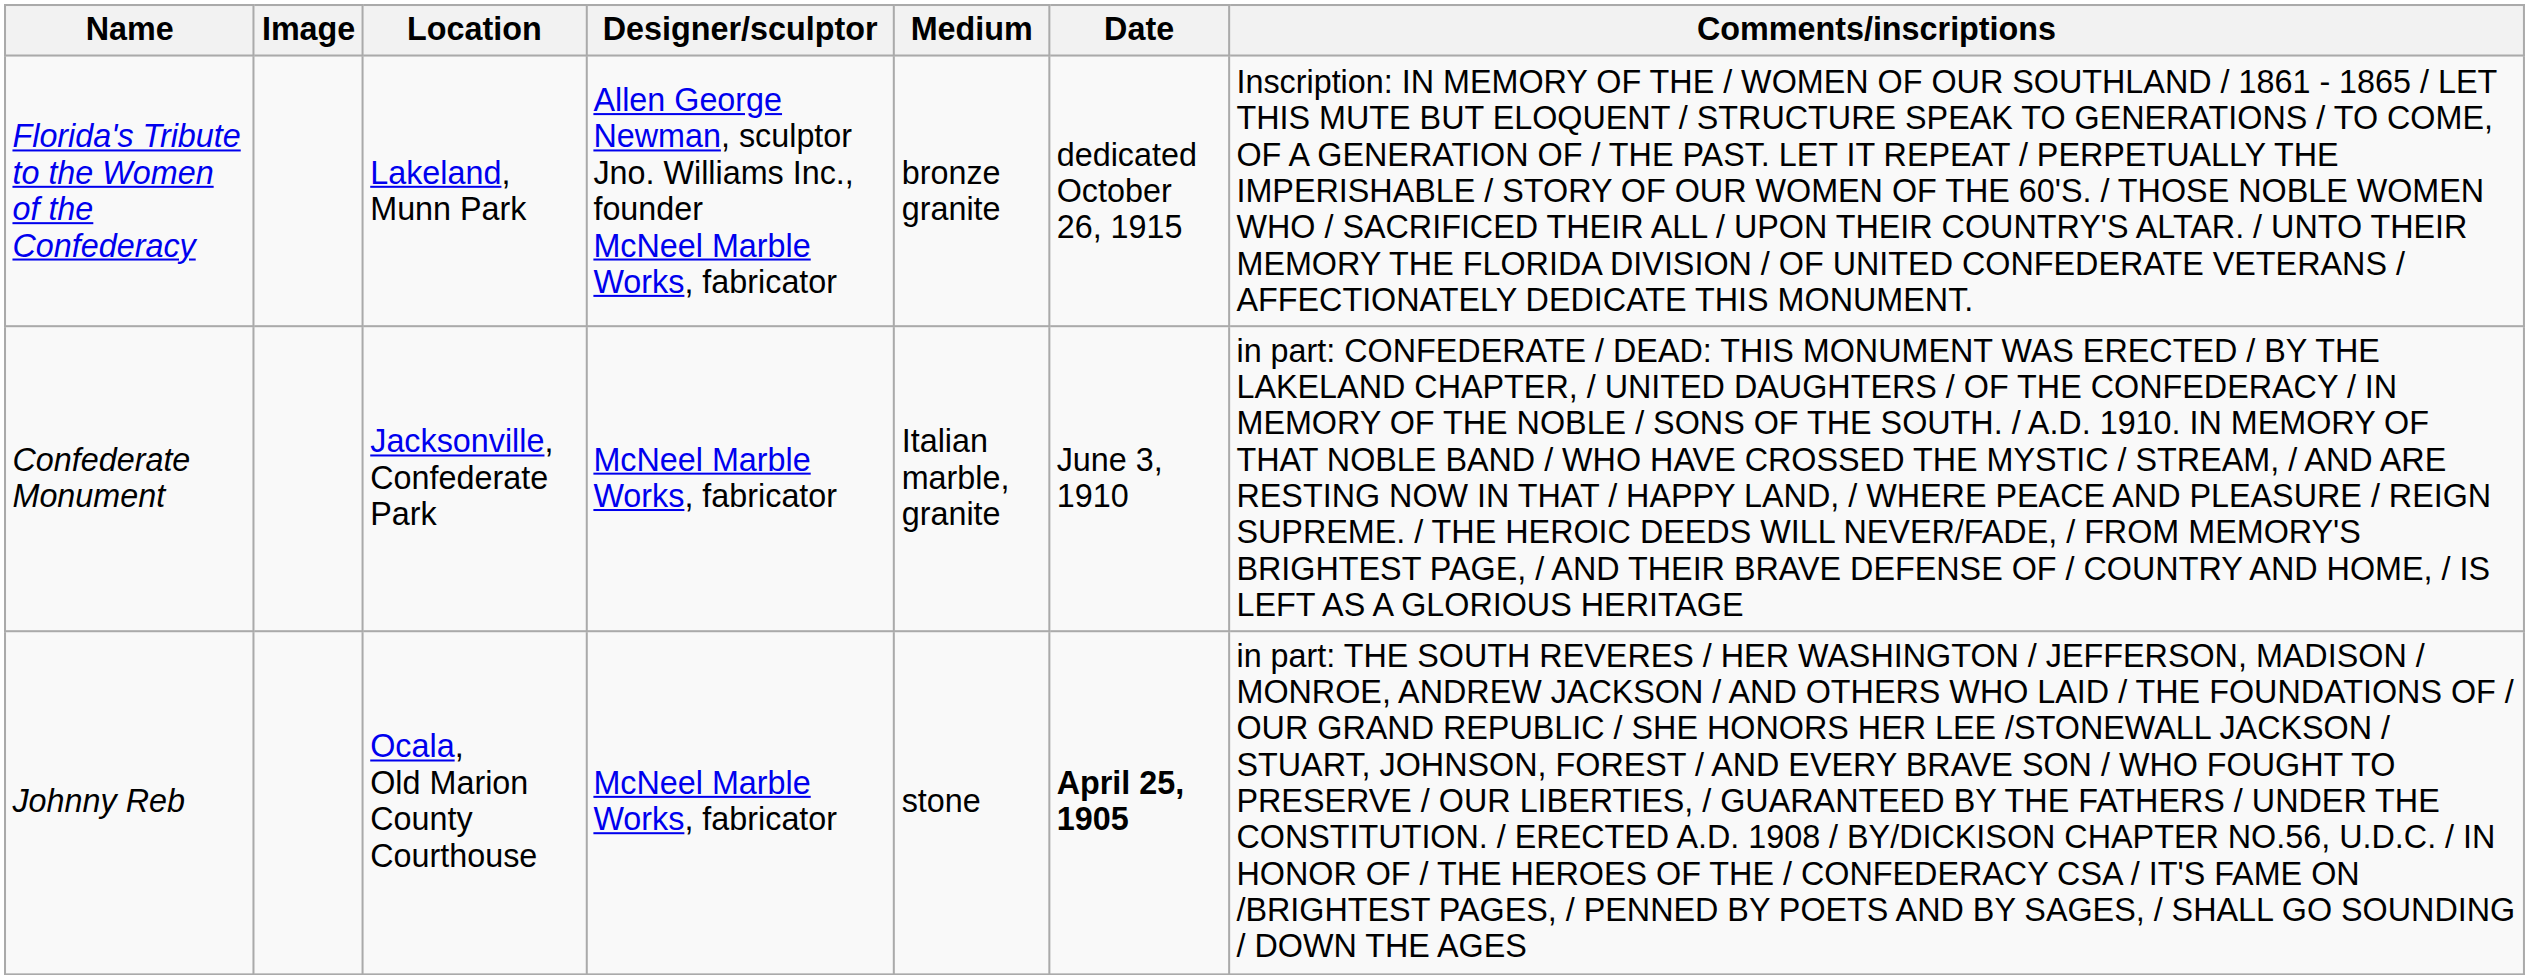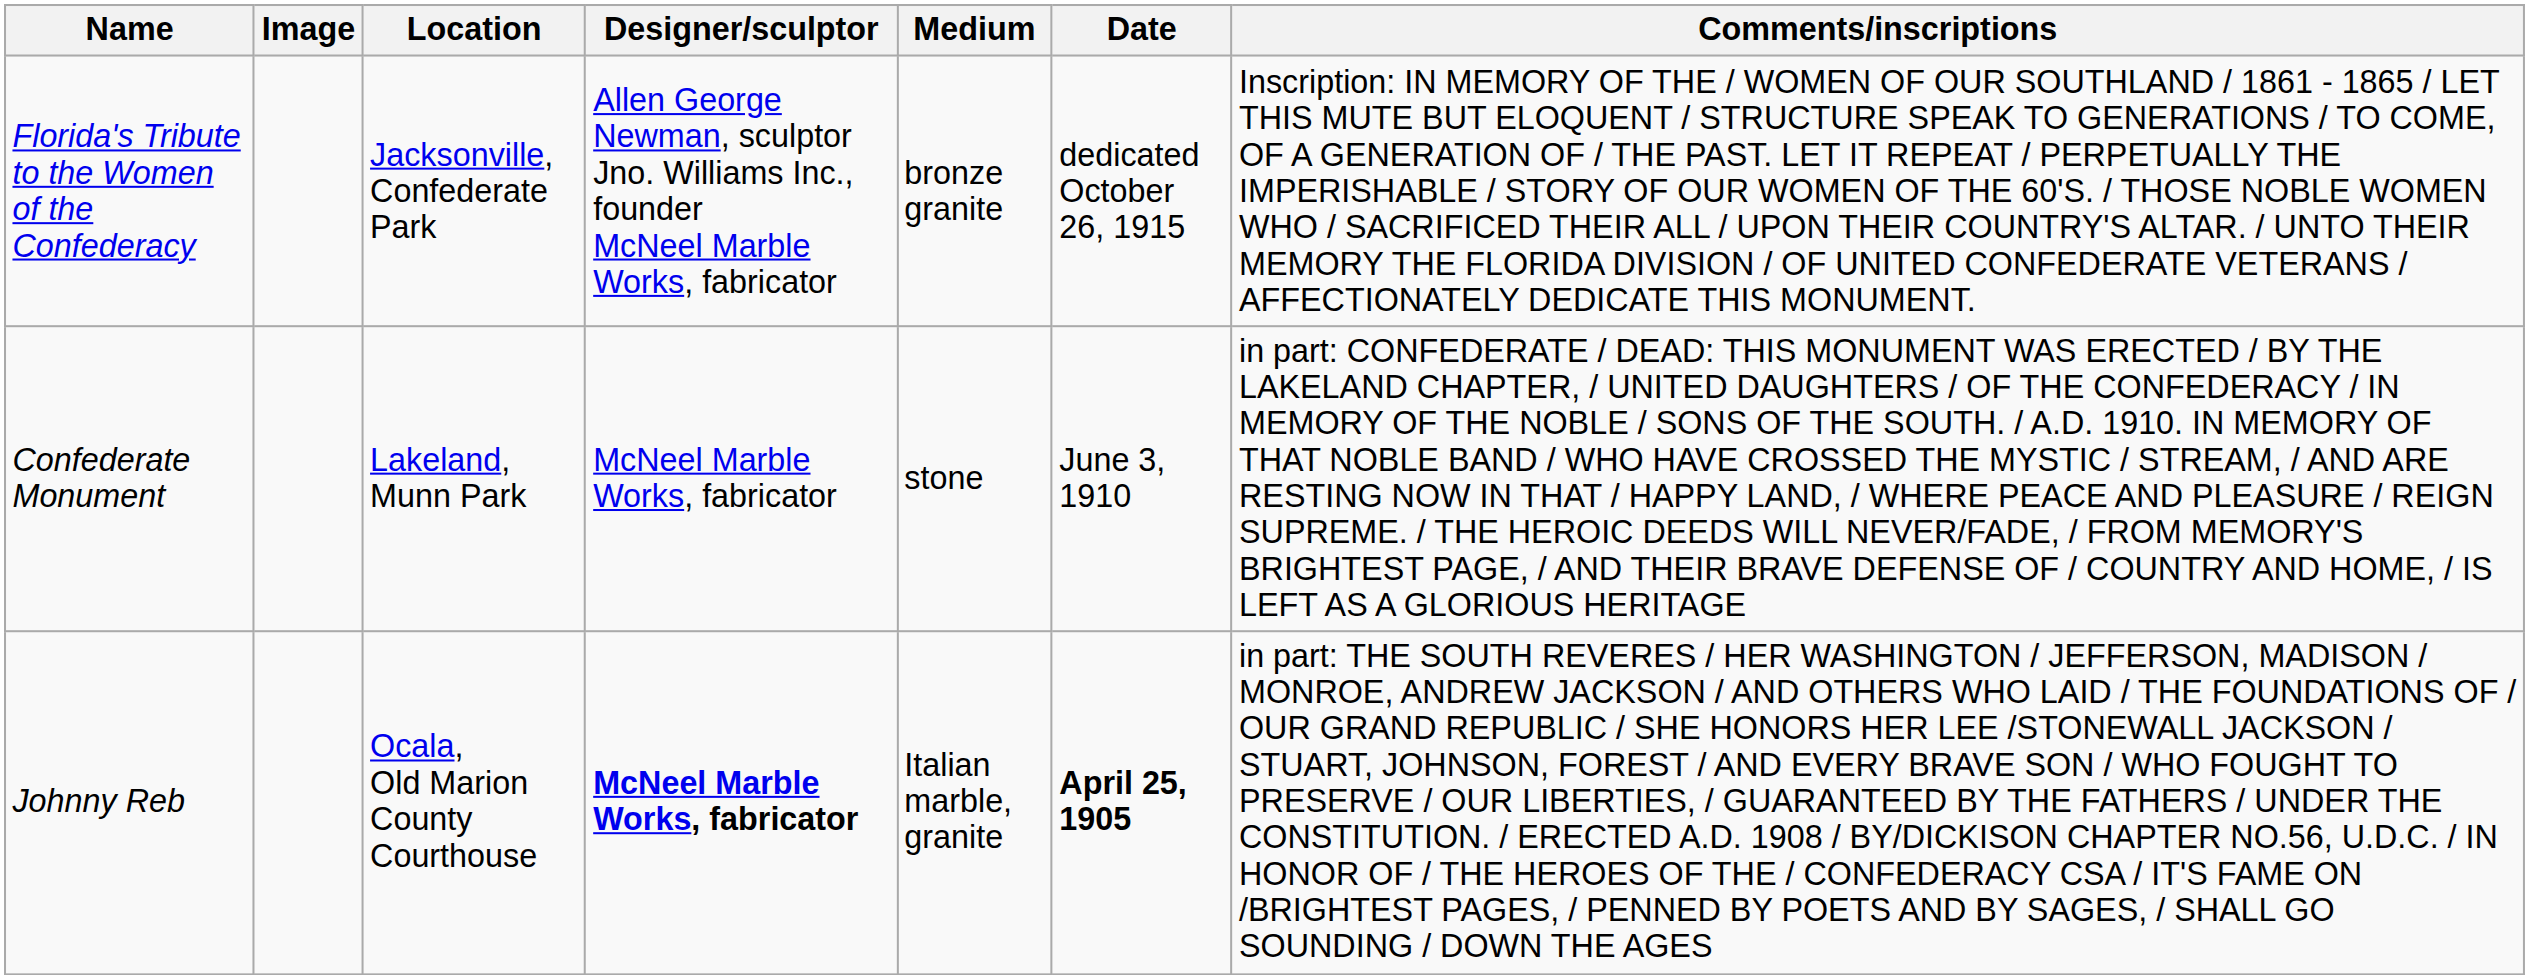(448, 190) Lakeland, Munn Park -> (462, 190) Jacksonville, Confederate Park
(462, 478) Jacksonville, Confederate Park -> (448, 478) Lakeland, Munn Park
(956, 478) Italian marble, granite -> (944, 478) stone
(715, 802) normal -> (726, 802) bold
(941, 802) stone -> (958, 802) Italian marble, granite
